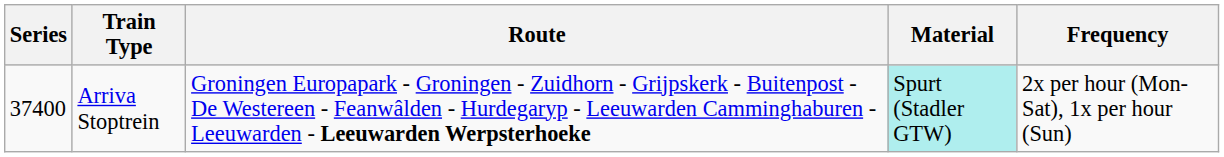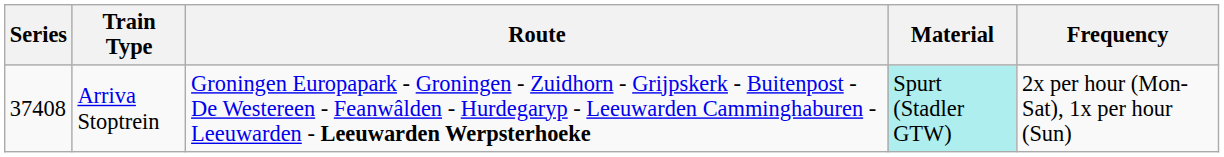(38, 108) 37400 -> (38, 108) 37408
